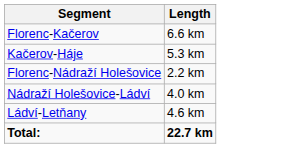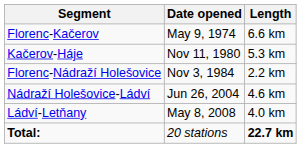+ column: (204, 14)
(186, 93) 4.0 km -> (266, 93) 4.6 km
(186, 113) 4.6 km -> (266, 113) 4.0 km
